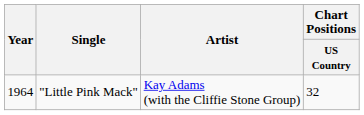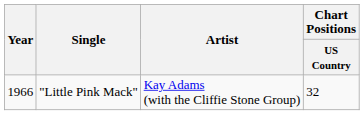(20, 92) 1964 -> (20, 92) 1966
